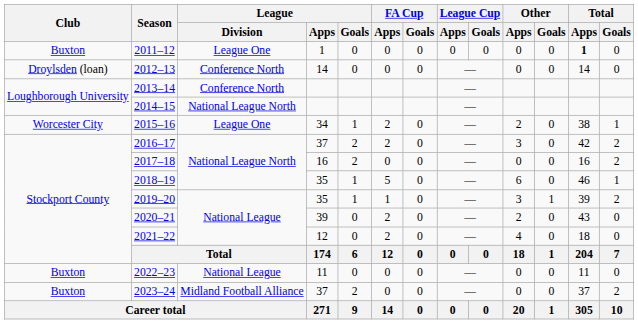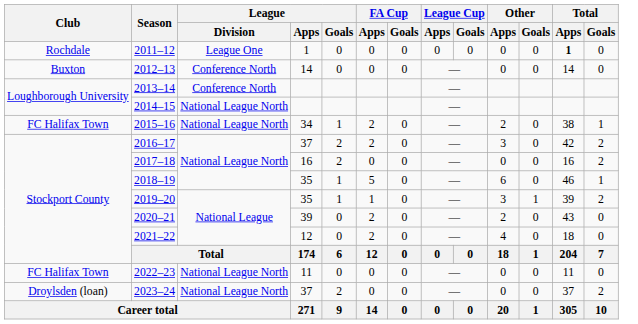(68, 50) Buxton -> (68, 50) Rochdale
(68, 69) Droylsden (loan) -> (68, 69) Buxton
(68, 124) Worcester City -> (68, 124) FC Halifax Town
(242, 124) League One -> (234, 124) National League North
(68, 273) Buxton -> (68, 273) FC Halifax Town
(242, 273) National League -> (234, 273) National League North
(68, 291) Buxton -> (68, 291) Droylsden (loan)
(242, 291) Midland Football Alliance -> (234, 291) National League North
